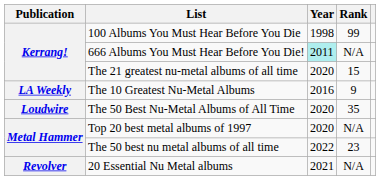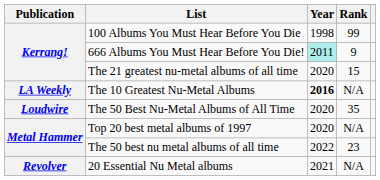(354, 52) N/A -> (354, 52) 9
(322, 90) normal -> (322, 90) bold
(354, 90) 9 -> (354, 90) N/A
